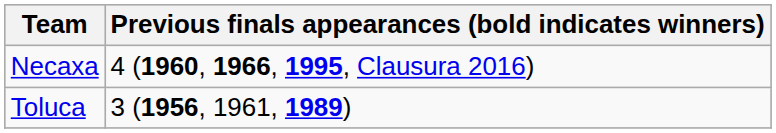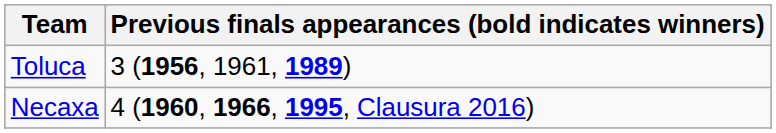rows swapped: (55, 66) <-> (48, 107)
